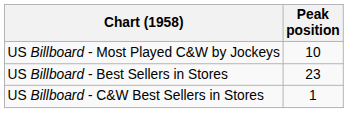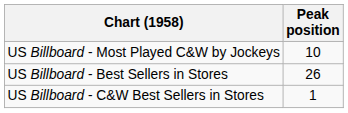(313, 74) 23 -> (313, 74) 26
